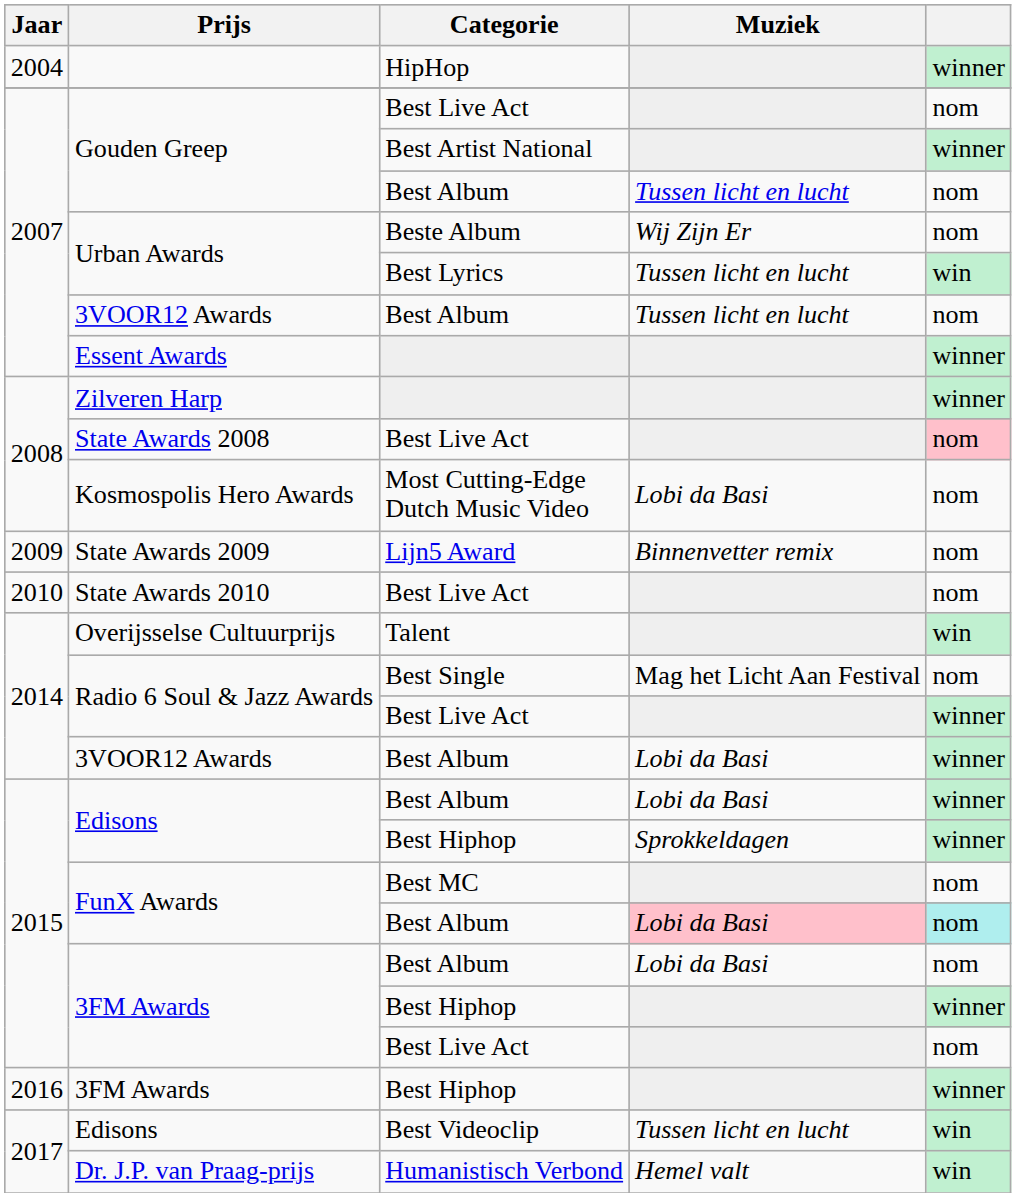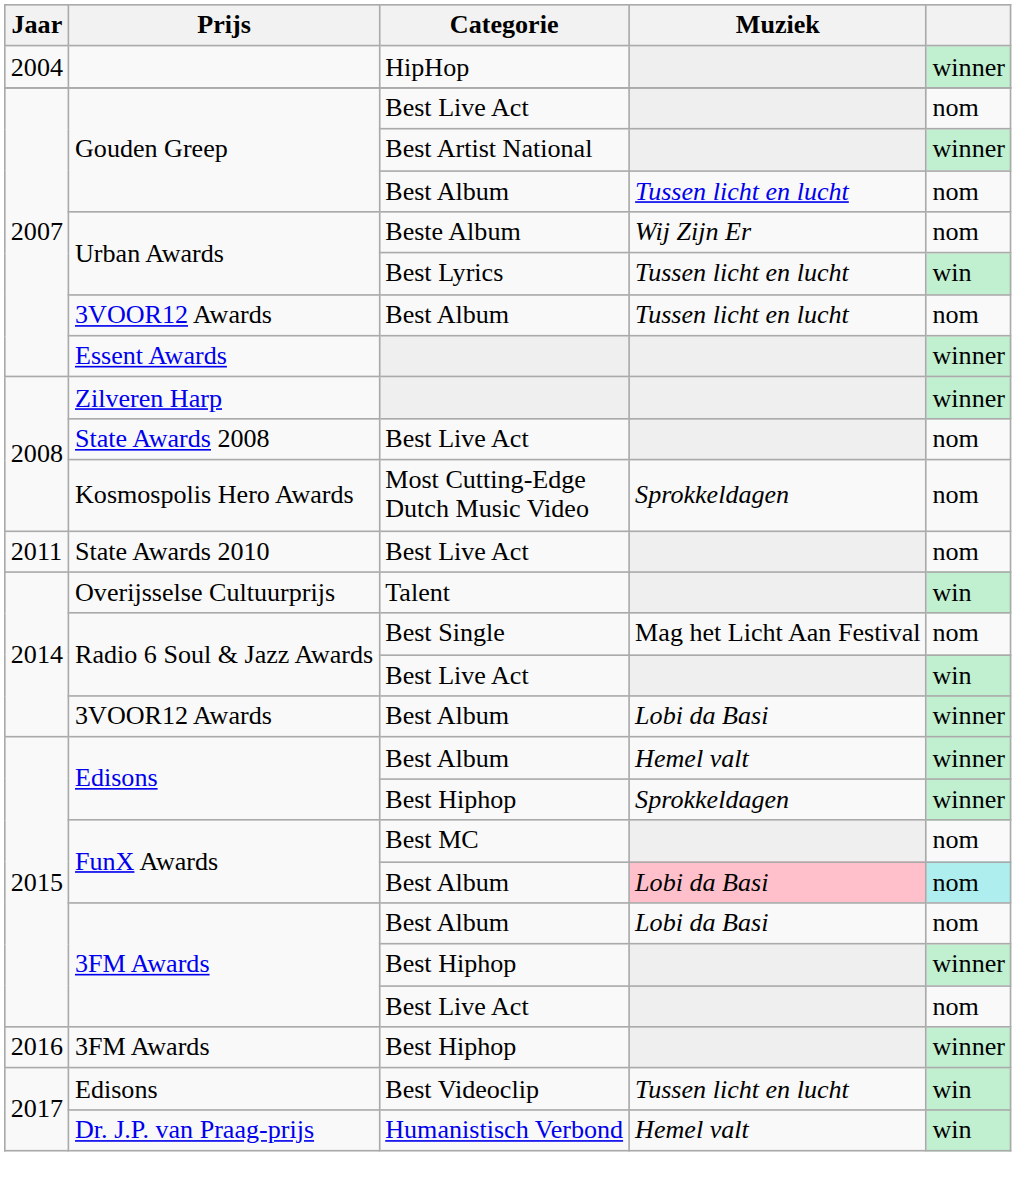(956, 438) pink background -> (956, 438) no background
(702, 494) Lobi da Basi -> (712, 494) Sprokkeldagen
- row: (172, 550)
(37, 592) 2010 -> (36, 550) 2011
(969, 716) winner -> (952, 674) win
(702, 799) Lobi da Basi -> (692, 757) Hemel valt
